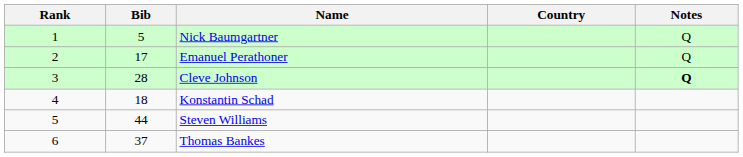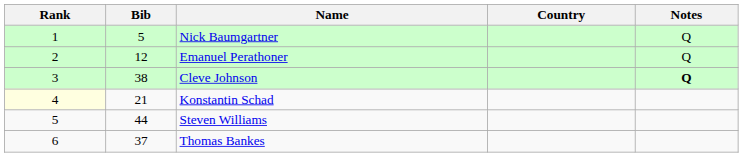(141, 57) 17 -> (141, 57) 12
(141, 78) 28 -> (141, 78) 38
(55, 99) no background -> (55, 99) lightyellow background
(141, 99) 18 -> (141, 99) 21
